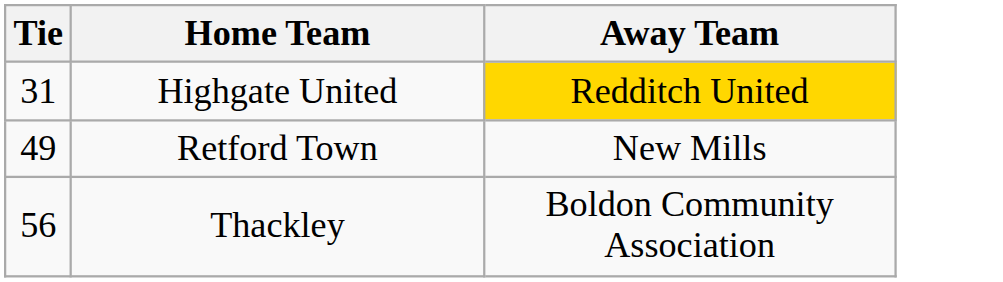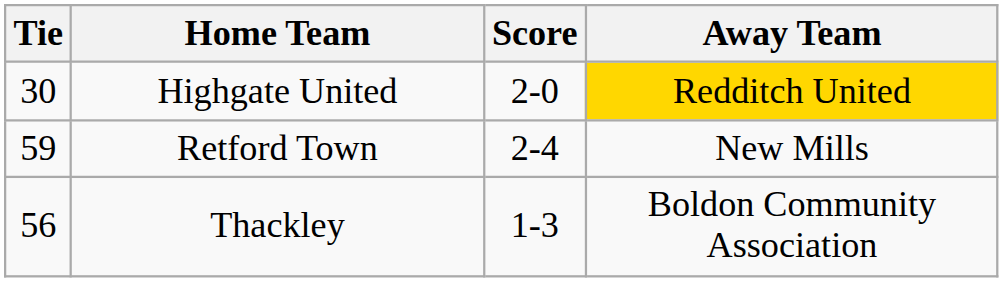+ column: (535, 33)
(38, 90) 31 -> (38, 90) 30
(38, 147) 49 -> (38, 147) 59
